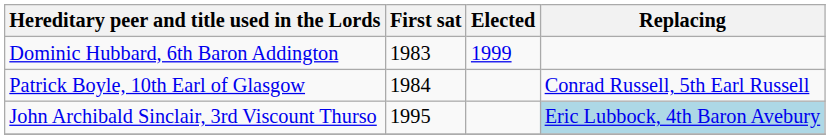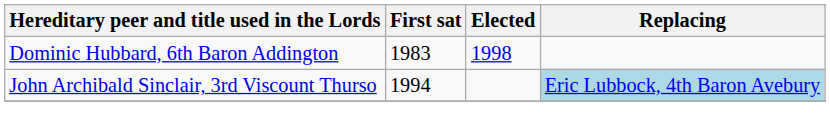(491, 52) 1999 -> (491, 52) 1998
- row: (157, 85)
(410, 117) 1995 -> (410, 85) 1994
